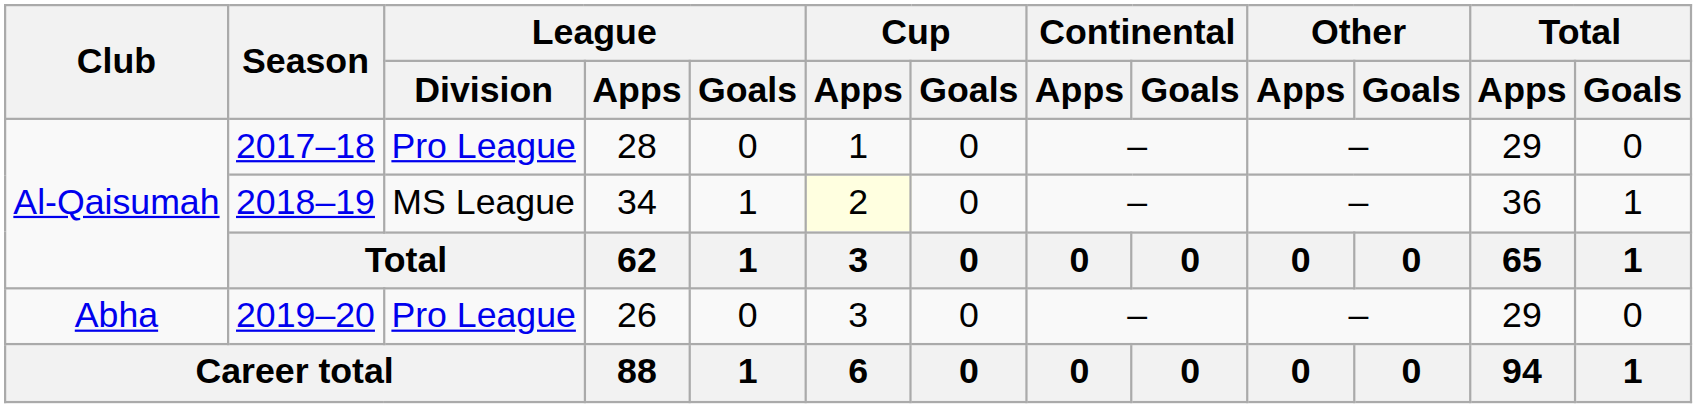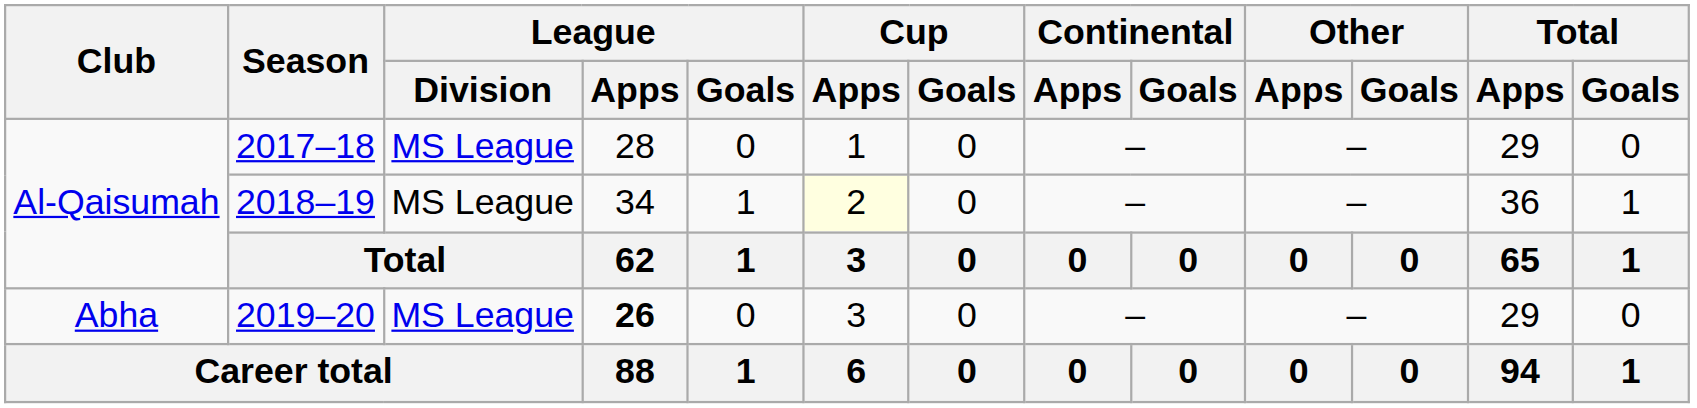(484, 145) Pro League -> (483, 145) MS League
(484, 315) Pro League -> (483, 315) MS League
(637, 315) normal -> (635, 315) bold
